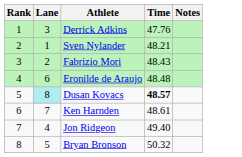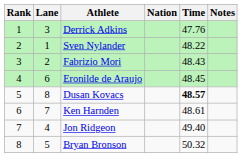+ column: (162, 12)
(159, 45) 48.21 -> (194, 45) 48.22
(159, 78) 48.48 -> (194, 78) 48.45
(47, 95) paleturquoise background -> (47, 95) no background
